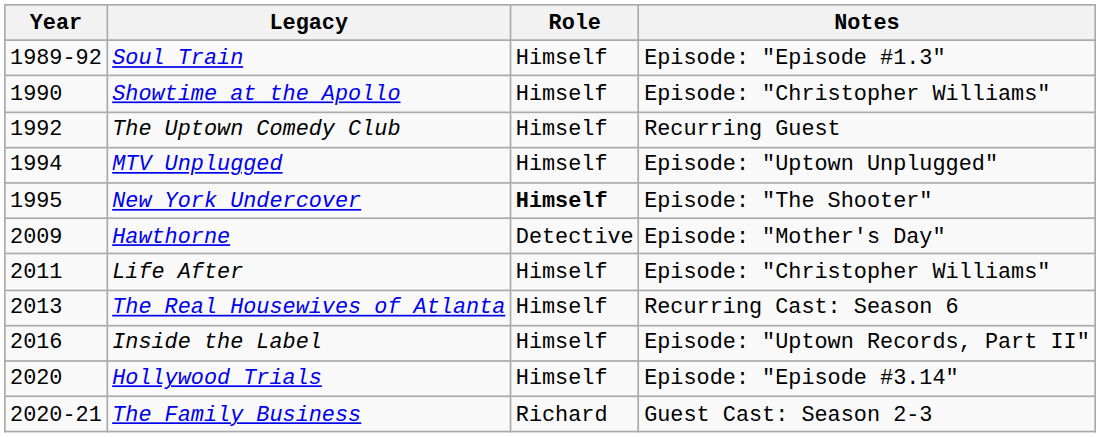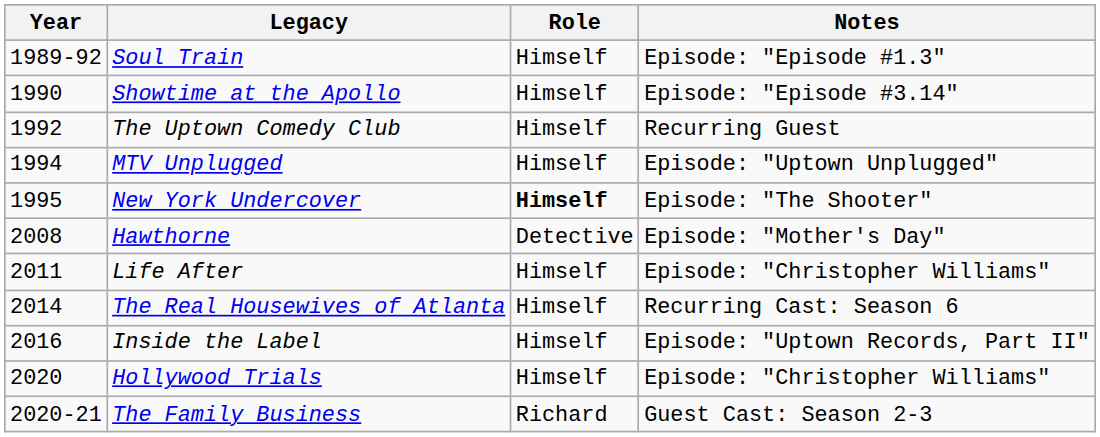(847, 94) Episode: "Christopher Williams" -> (801, 94) Episode: "Episode #3.14"
(36, 236) 2009 -> (36, 236) 2008
(36, 307) 2013 -> (36, 307) 2014
(801, 379) Episode: "Episode #3.14" -> (847, 379) Episode: "Christopher Williams"
